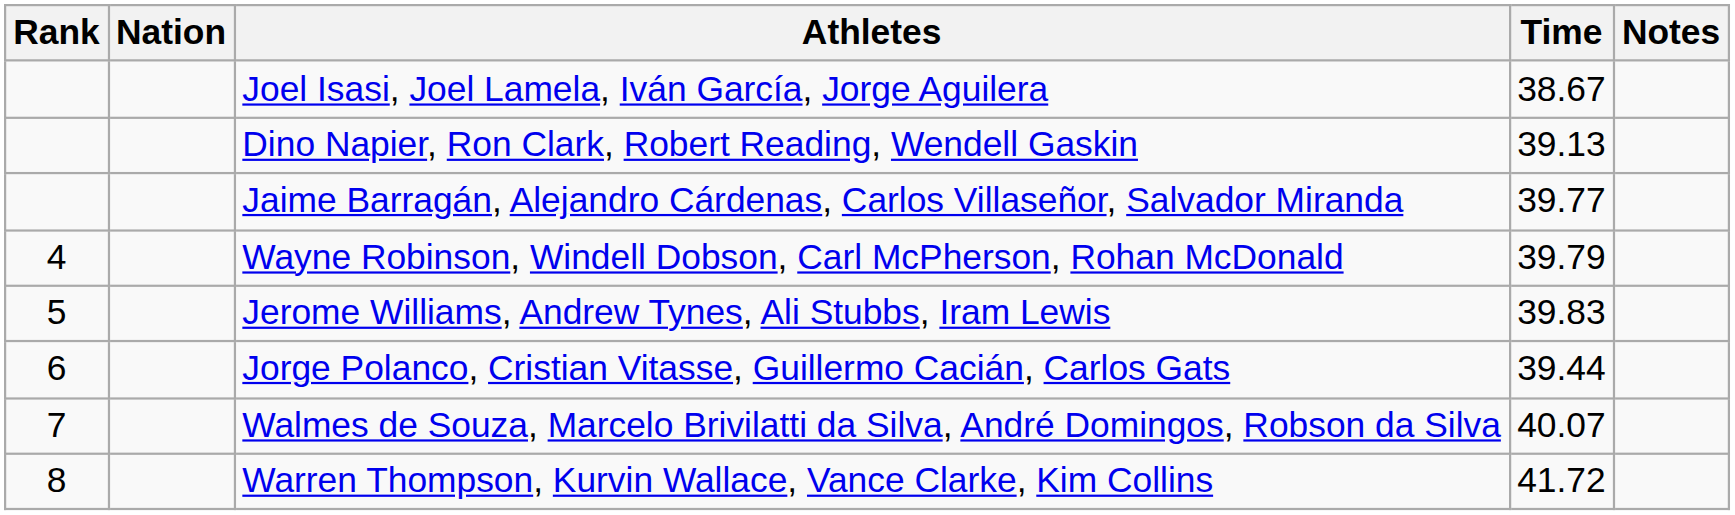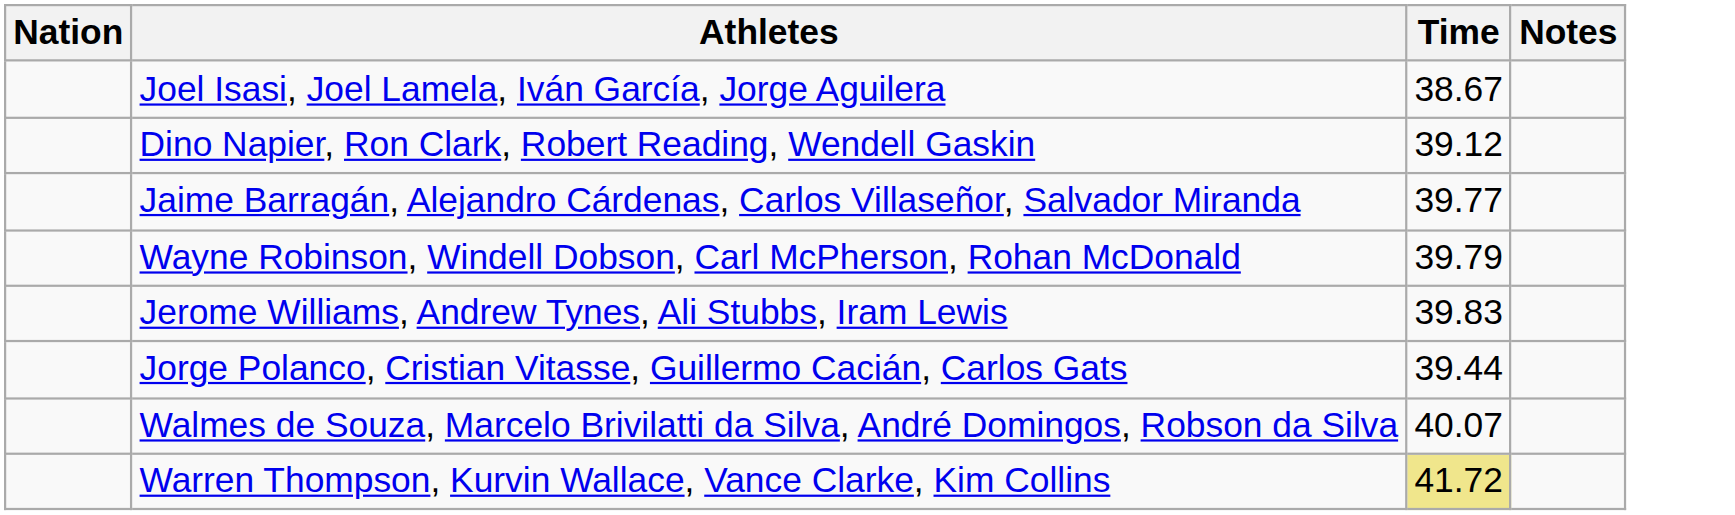- column: (56, 32)
(1561, 144) 39.13 -> (1459, 144) 39.12
(1561, 481) no background -> (1459, 481) khaki background
